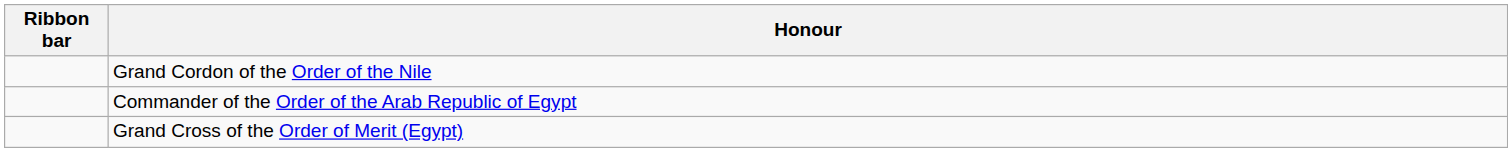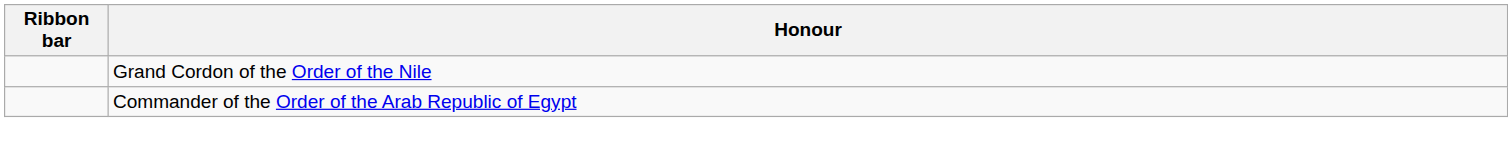- row: (288, 131)
